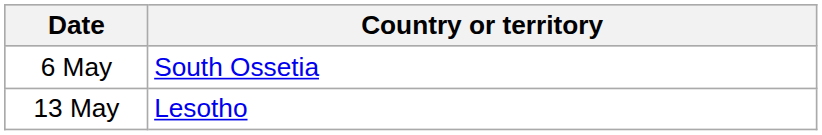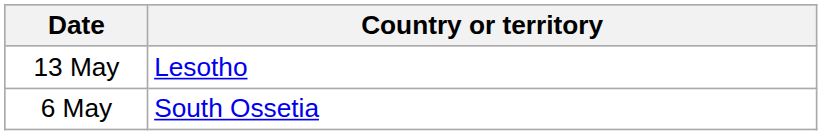rows swapped: (76, 66) <-> (76, 108)
